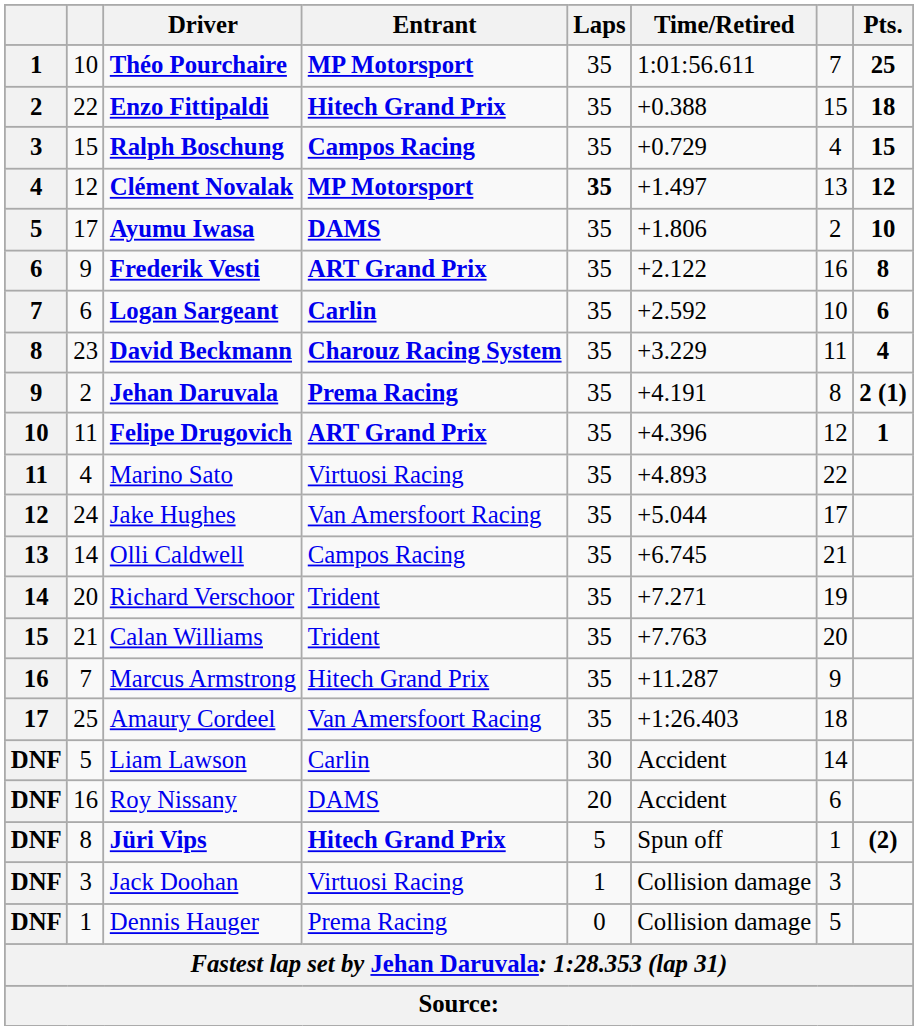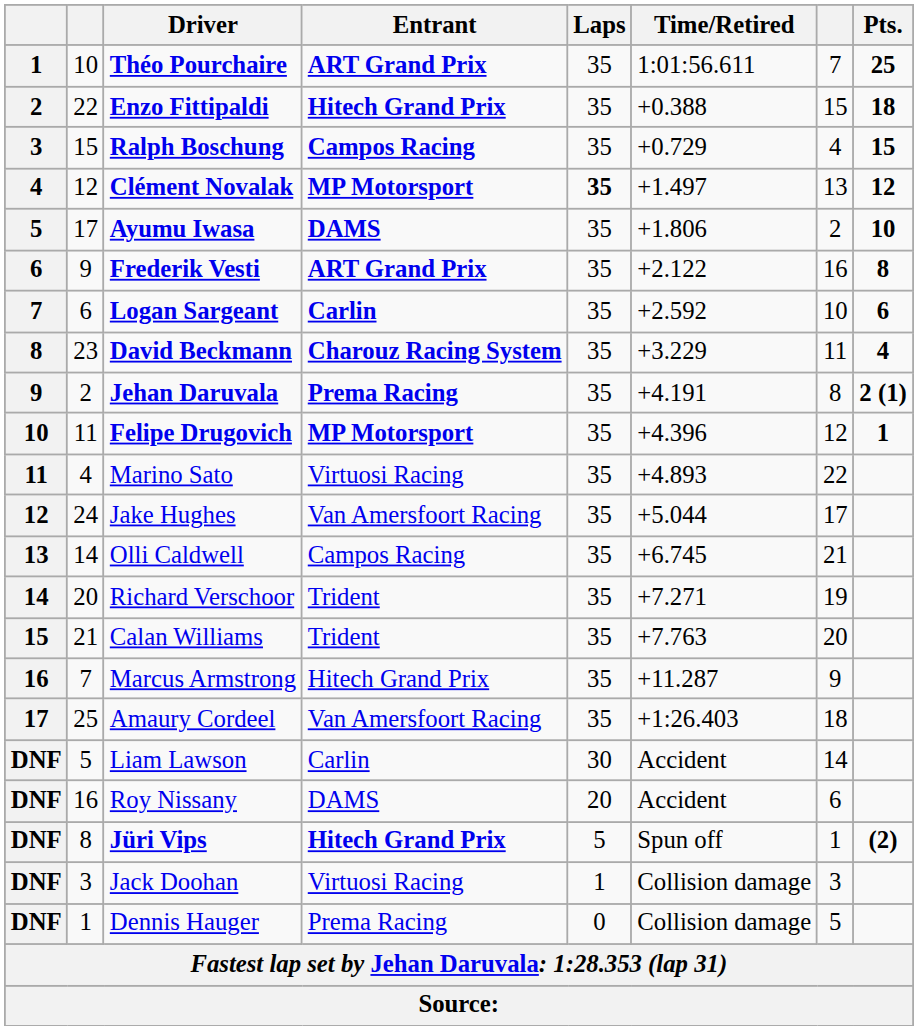(391, 65) MP Motorsport -> (397, 65) ART Grand Prix
(397, 432) ART Grand Prix -> (391, 432) MP Motorsport
